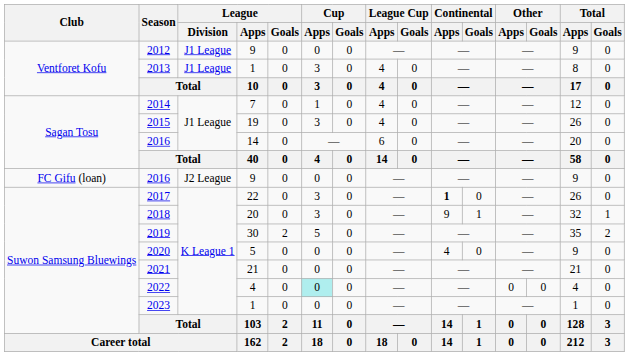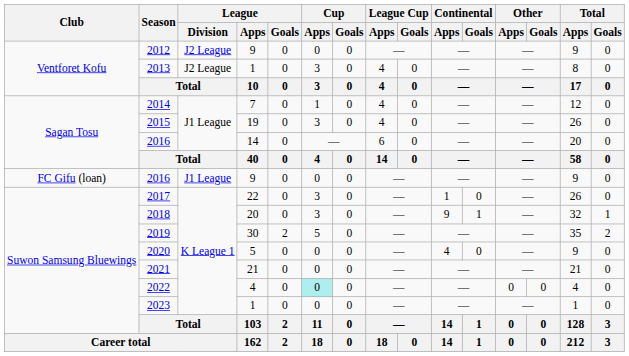(208, 50) J1 League -> (208, 50) J2 League
(208, 68) J1 League -> (208, 68) J2 League
(208, 178) J2 League -> (208, 178) J1 League
(447, 196) bold -> (447, 196) normal
